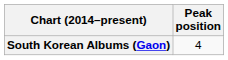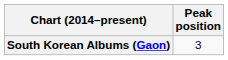(198, 45) 4 -> (198, 45) 3
